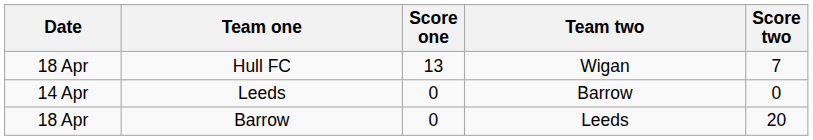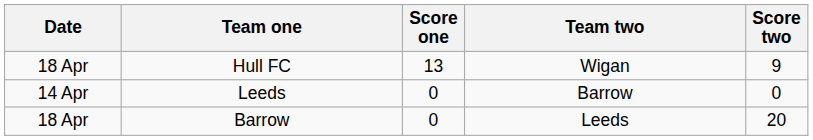(776, 65) 7 -> (776, 65) 9
